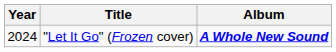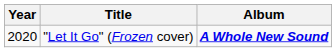(22, 36) 2024 -> (22, 36) 2020
